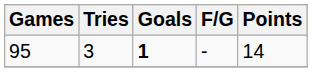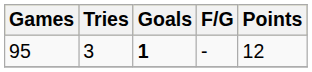(253, 50) 14 -> (253, 50) 12
